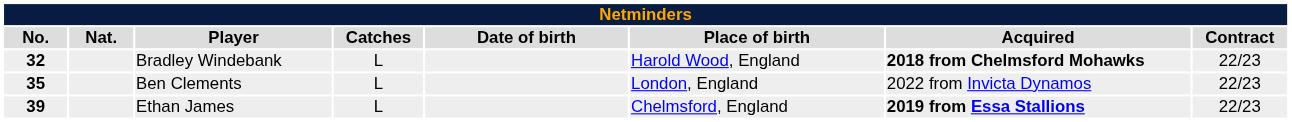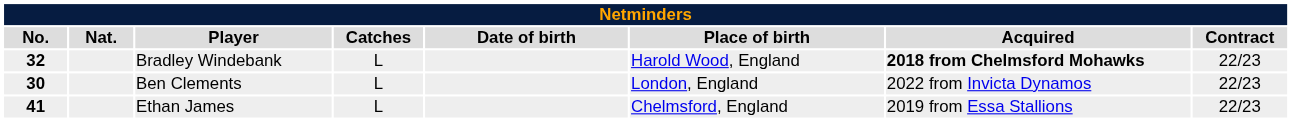(36, 83) 35 -> (36, 83) 30
(36, 106) 39 -> (36, 106) 41
(986, 106) bold -> (980, 106) normal
